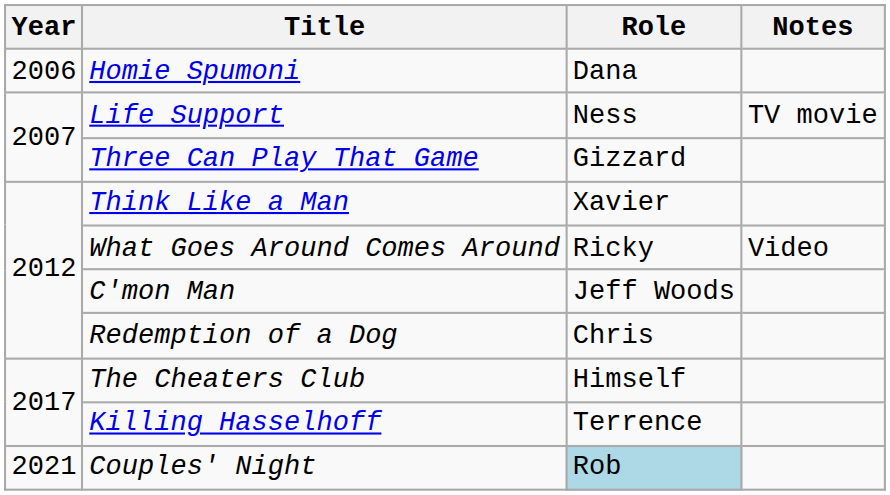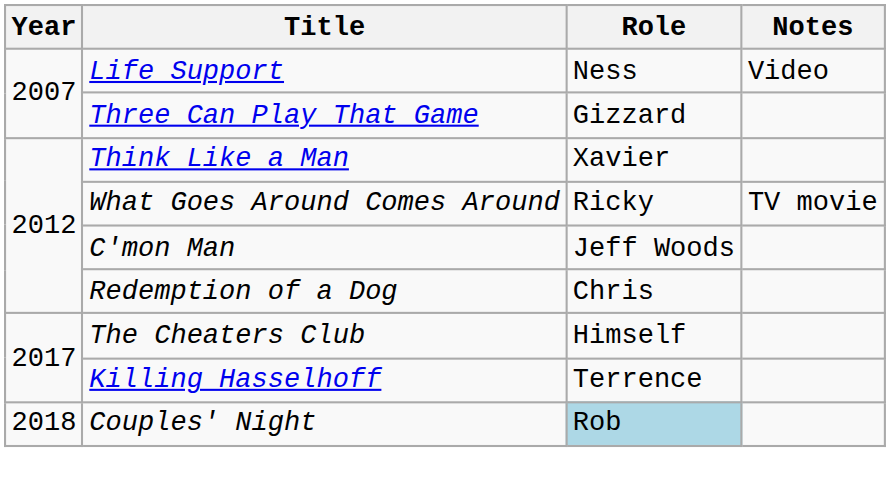- row: (195, 71)
(813, 115) TV movie -> (788, 71) Video
(788, 247) Video -> (813, 203) TV movie
(44, 468) 2021 -> (44, 424) 2018
